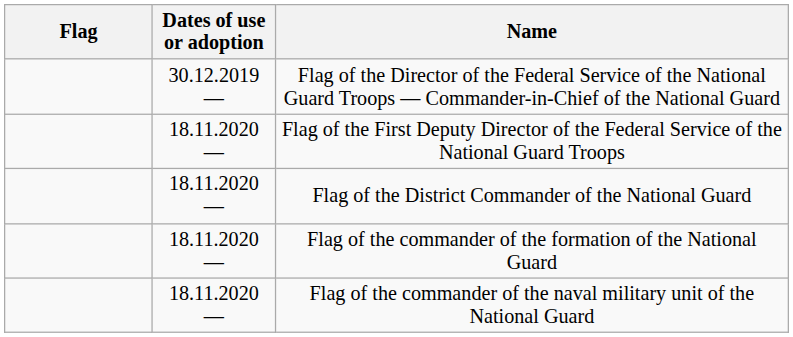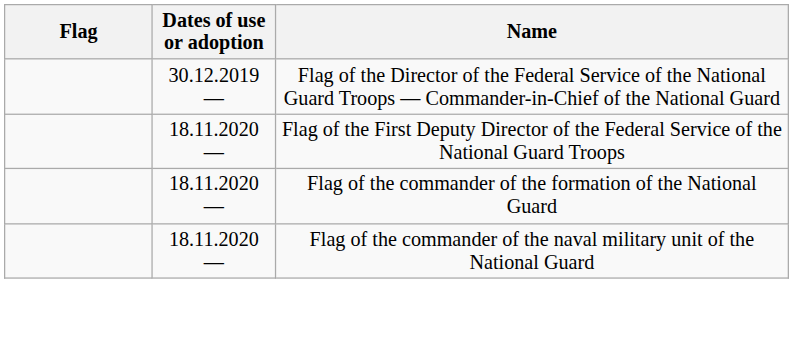- row: (532, 195)
